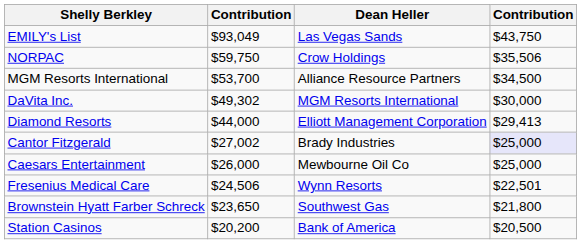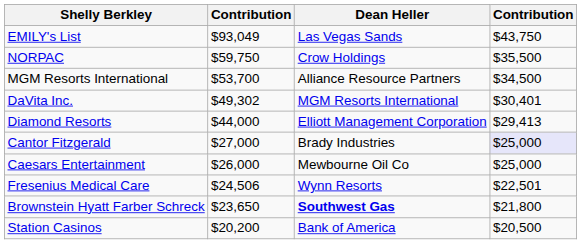(517, 57) $35,506 -> (517, 57) $35,500
(517, 100) $30,000 -> (517, 100) $30,401
(235, 143) $27,002 -> (235, 143) $27,000
(343, 206) normal -> (346, 206) bold
